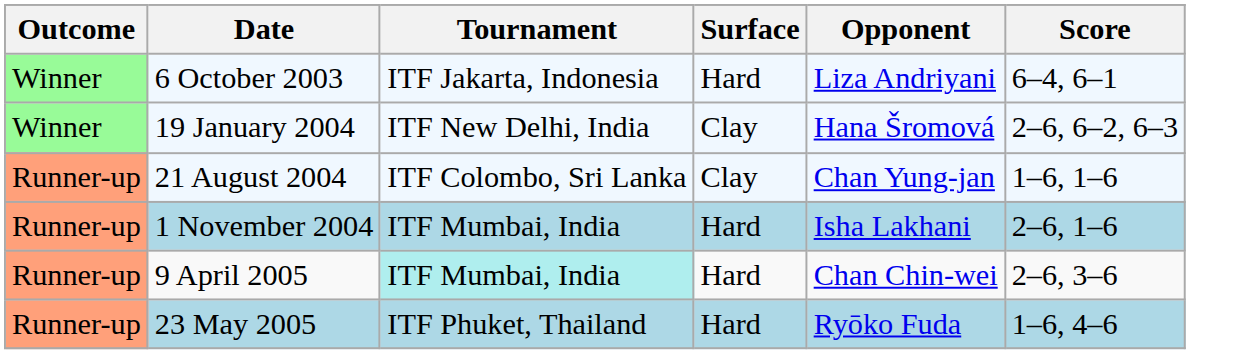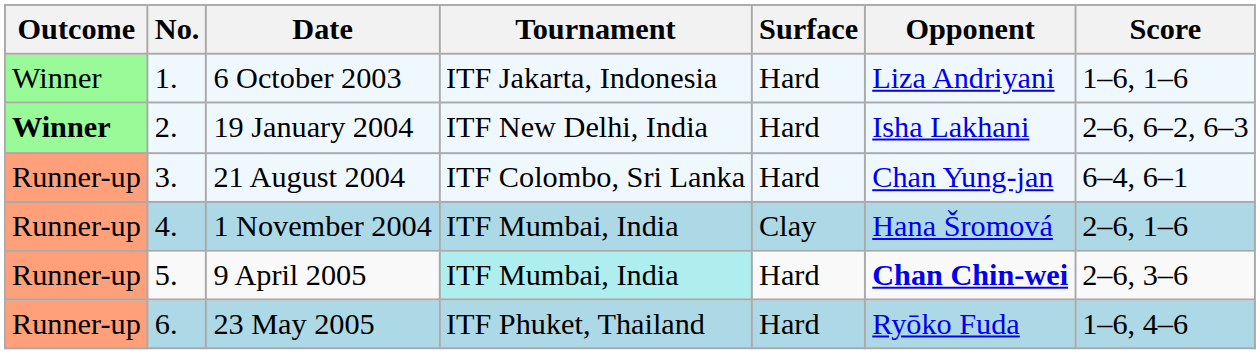+ column: (177, 28)
(1065, 77) 6–4, 6–1 -> (1135, 77) 1–6, 1–6
(57, 126) normal -> (61, 126) bold
(729, 126) Clay -> (789, 126) Hard
(904, 126) Hana Šromová -> (951, 126) Isha Lakhani
(729, 175) Clay -> (789, 175) Hard
(1065, 175) 1–6, 1–6 -> (1135, 175) 6–4, 6–1
(731, 225) Hard -> (788, 225) Clay
(892, 225) Isha Lakhani -> (963, 225) Hana Šromová
(906, 274) normal -> (970, 274) bold
